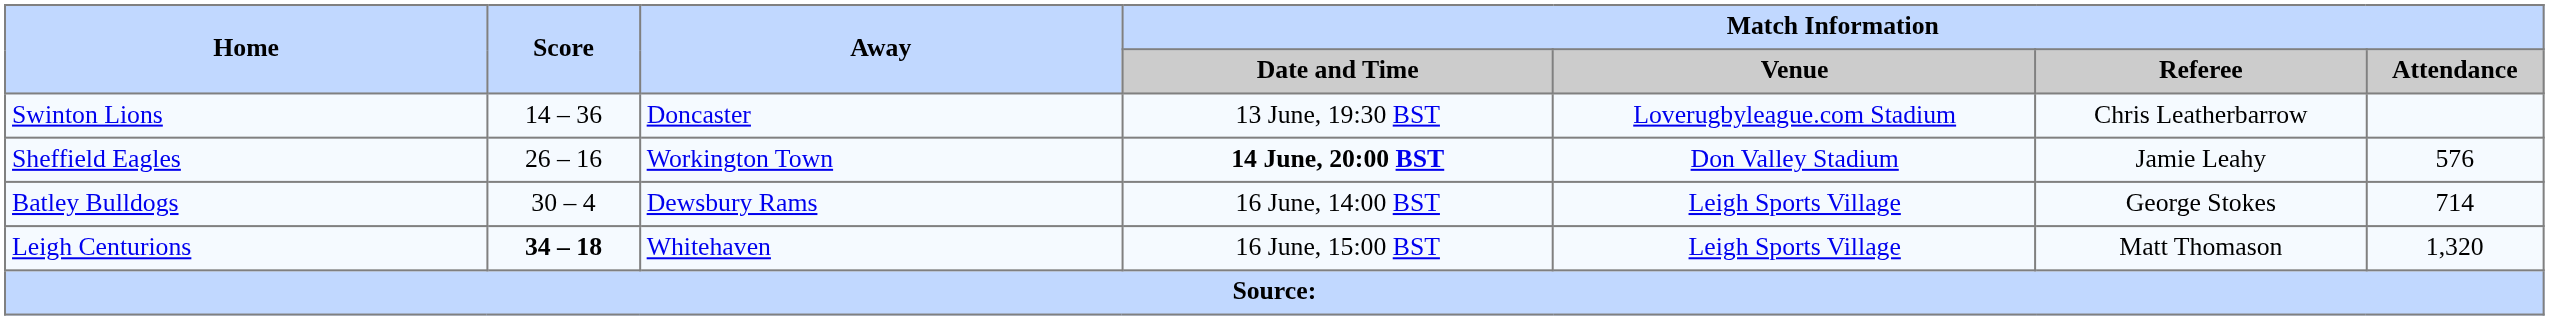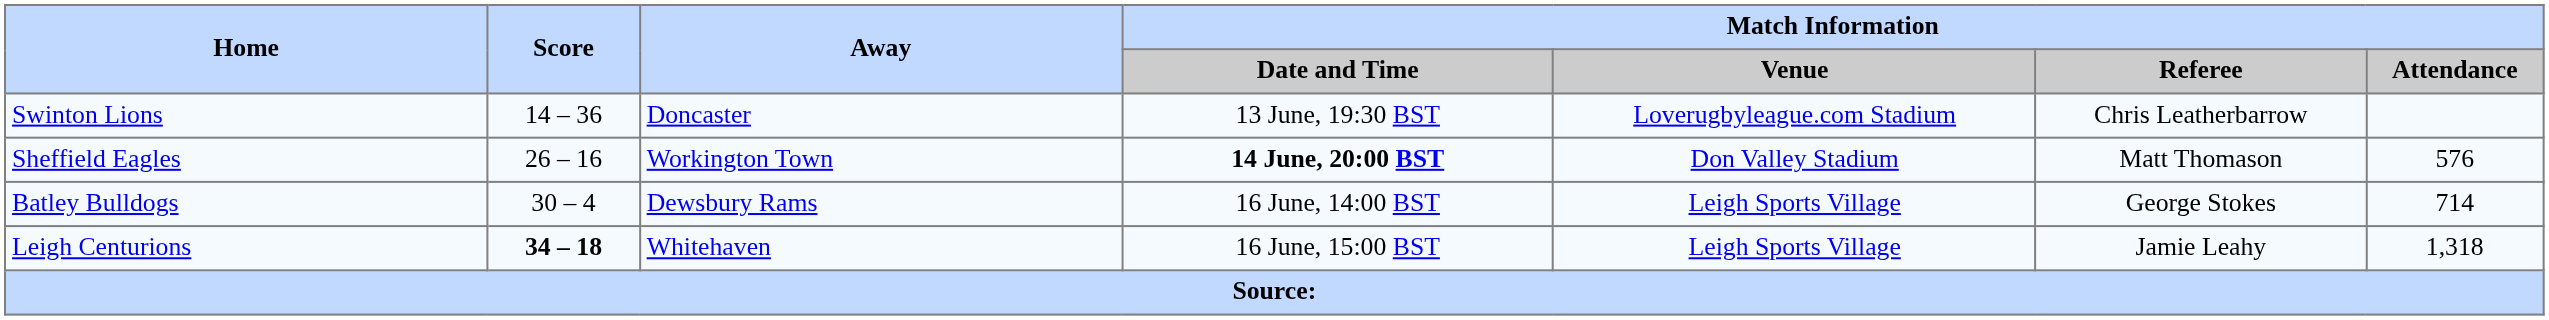(2201, 159) Jamie Leahy -> (2201, 159) Matt Thomason
(2201, 247) Matt Thomason -> (2201, 247) Jamie Leahy
(2455, 247) 1,320 -> (2455, 247) 1,318
